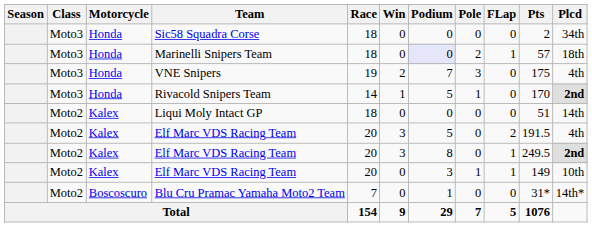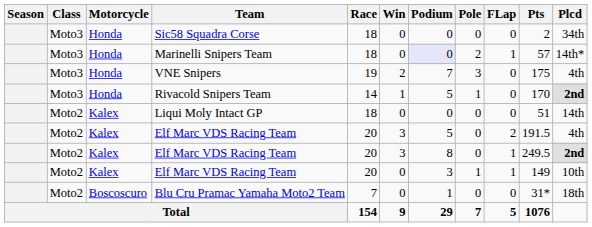(573, 53) 18th -> (570, 53) 14th*
(570, 192) 14th* -> (573, 192) 18th
